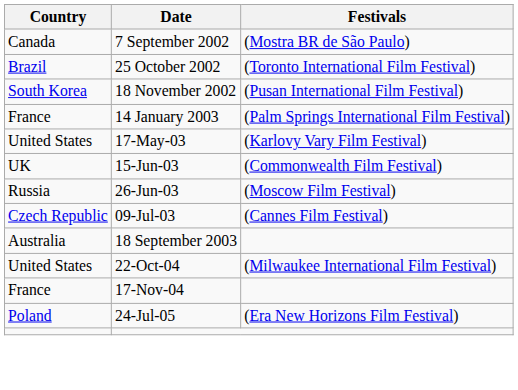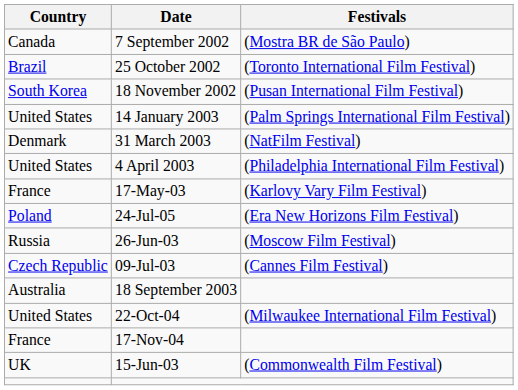(29, 116) France -> (50, 116) United States
+ row: (163, 141)
+ row: (155, 166)
(50, 141) United States -> (29, 191) France
rows swapped: (147, 166) <-> (145, 315)
